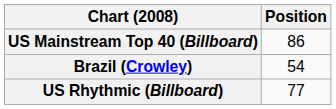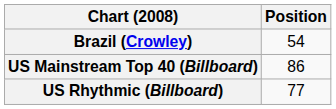rows swapped: (133, 66) <-> (133, 41)
